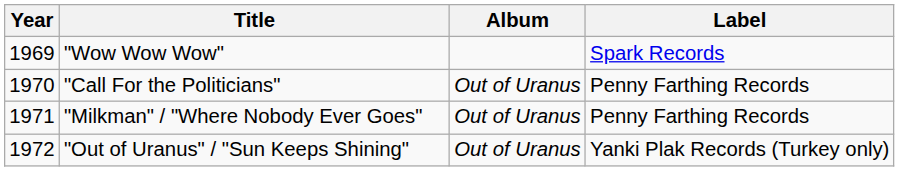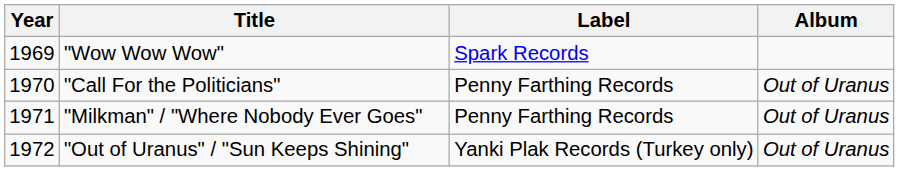columns swapped: (740, 20) <-> (517, 20)
